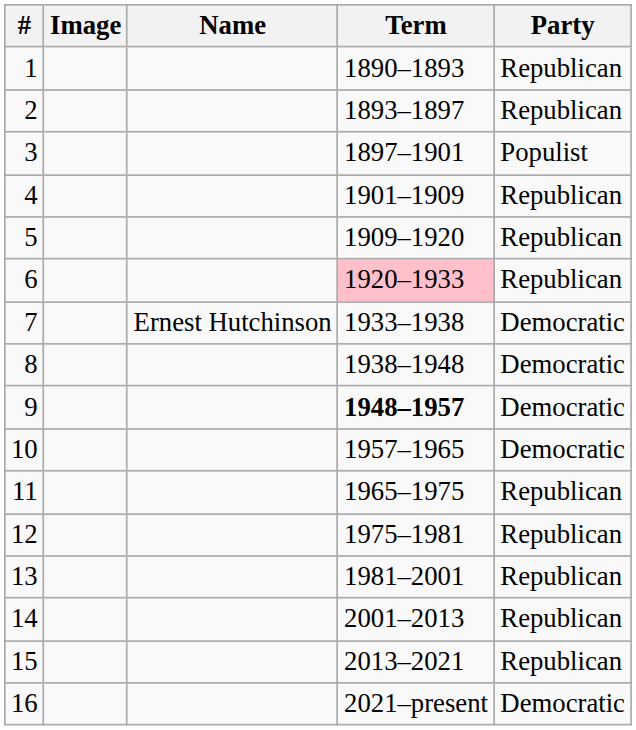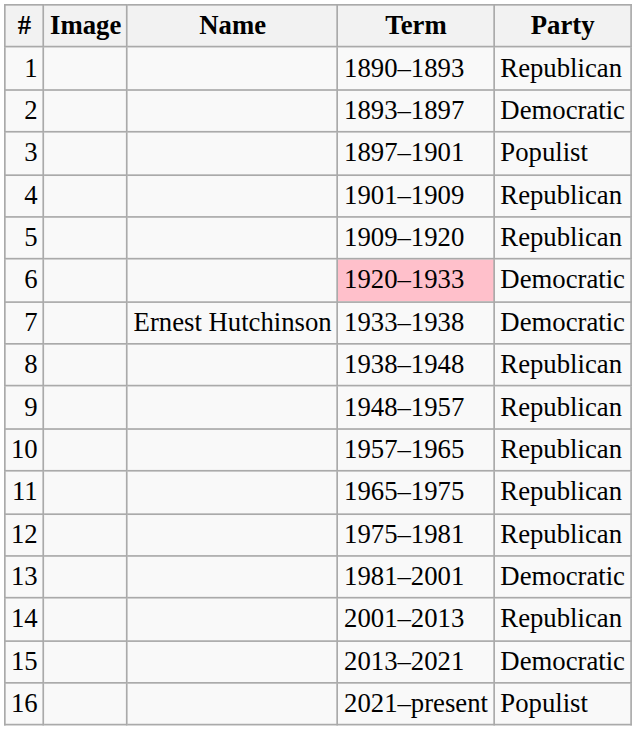(561, 110) Republican -> (563, 110) Democratic
(561, 279) Republican -> (563, 279) Democratic
(563, 364) Democratic -> (561, 364) Republican
(404, 407) bold -> (404, 407) normal
(563, 407) Democratic -> (561, 407) Republican
(563, 449) Democratic -> (561, 449) Republican
(561, 576) Republican -> (563, 576) Democratic
(561, 661) Republican -> (563, 661) Democratic
(563, 703) Democratic -> (544, 703) Populist
